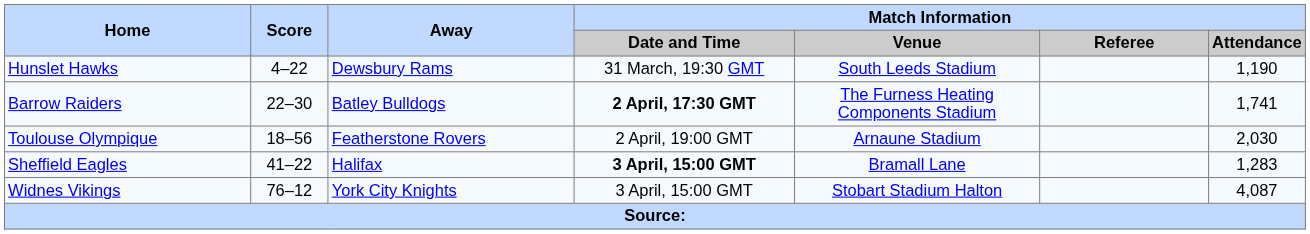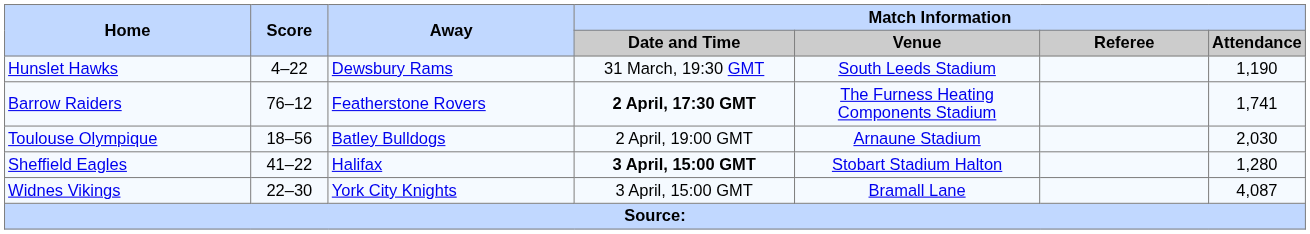(289, 103) 22–30 -> (289, 103) 76–12
(389, 103) Batley Bulldogs -> (409, 103) Featherstone Rovers
(409, 138) Featherstone Rovers -> (389, 138) Batley Bulldogs
(917, 164) Bramall Lane -> (917, 164) Stobart Stadium Halton
(1257, 164) 1,283 -> (1257, 164) 1,280
(289, 190) 76–12 -> (289, 190) 22–30
(917, 190) Stobart Stadium Halton -> (917, 190) Bramall Lane
